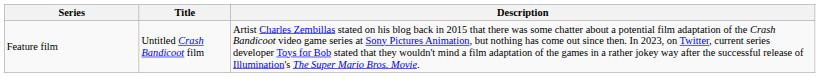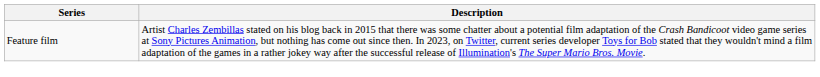- column: (185, 12)
